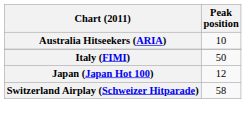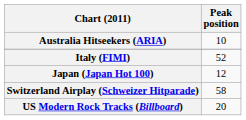(221, 57) 50 -> (221, 57) 52
+ row: (103, 106)
